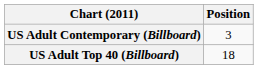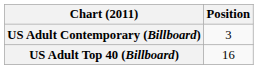(228, 54) 18 -> (228, 54) 16
